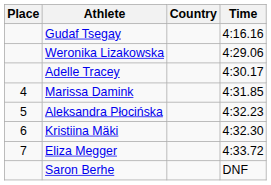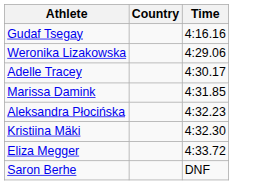- column: (23, 14)
